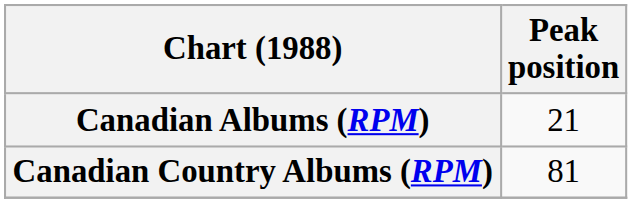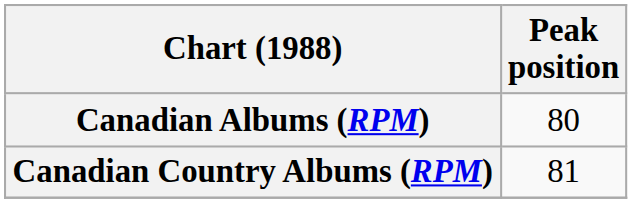(564, 119) 21 -> (564, 119) 80
